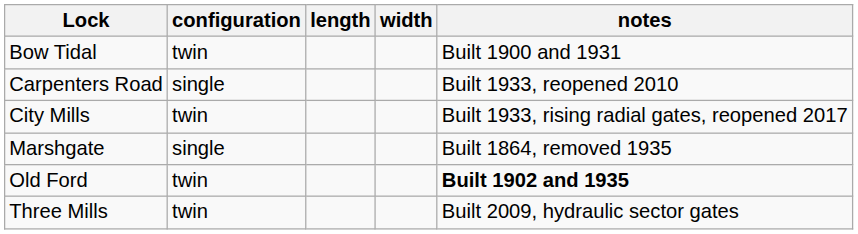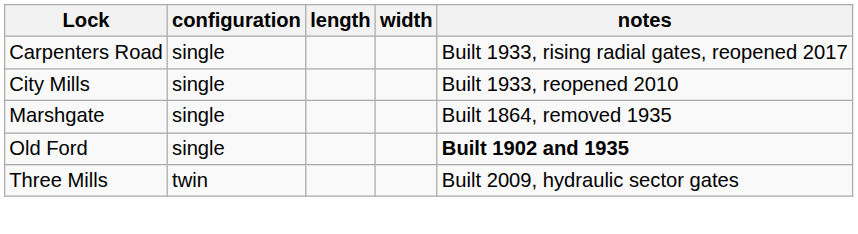- row: (53, 52)
(560, 84) Built 1933, reopened 2010 -> (645, 52) Built 1933, rising radial gates, reopened 2017
(190, 116) twin -> (198, 84) single
(645, 116) Built 1933, rising radial gates, reopened 2017 -> (560, 84) Built 1933, reopened 2010
(190, 180) twin -> (198, 148) single
